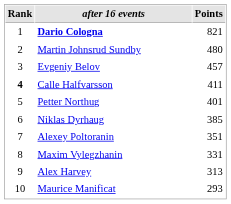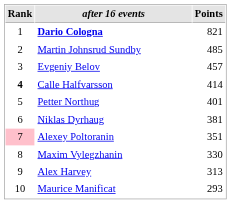(215, 49) 480 -> (215, 49) 485
(215, 84) 411 -> (215, 84) 414
(215, 119) 385 -> (215, 119) 381
(20, 137) no background -> (20, 137) pink background
(215, 154) 331 -> (215, 154) 330
